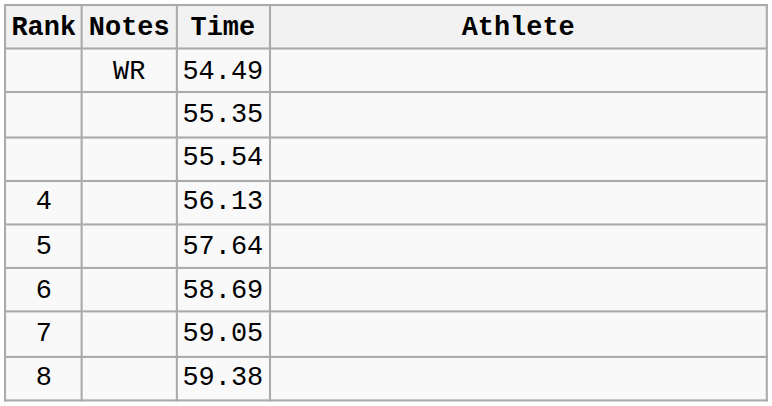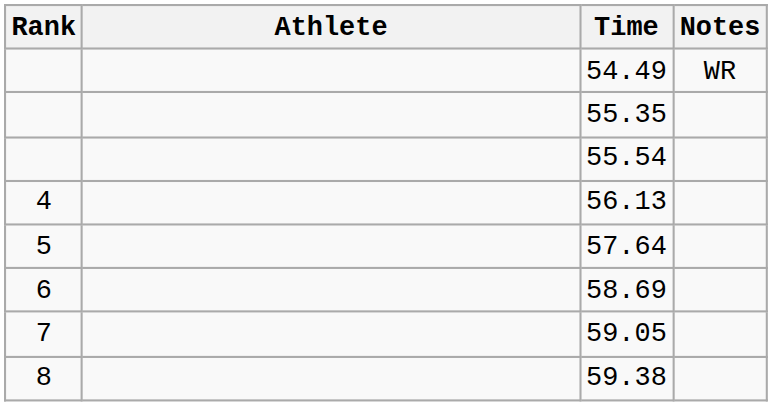columns swapped: (518, 27) <-> (129, 27)
